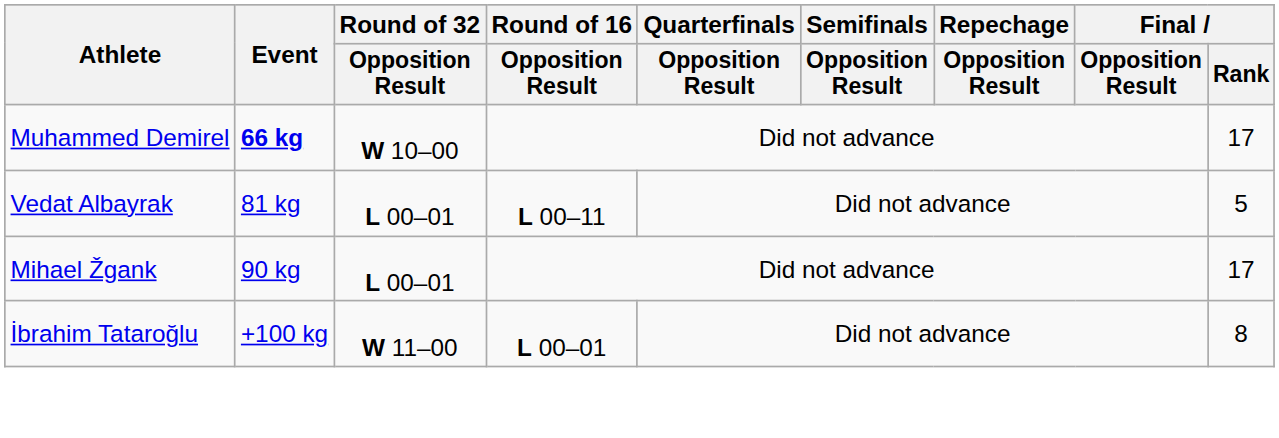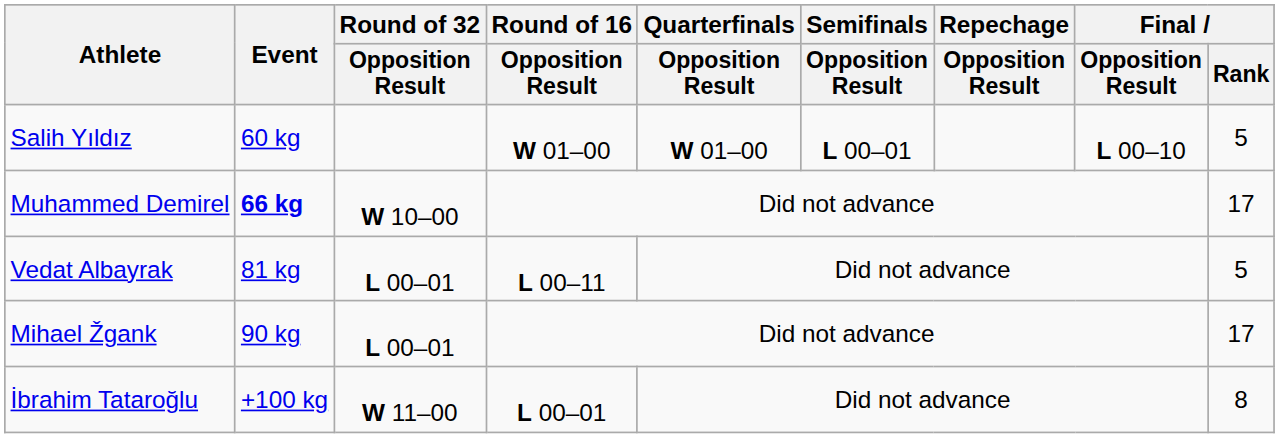+ row: (71, 138)
